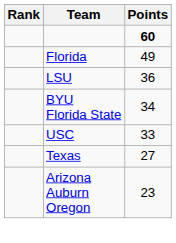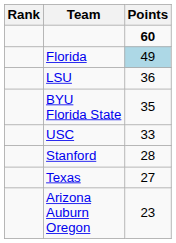(148, 57) no background -> (148, 57) lightblue background
(148, 106) 34 -> (148, 106) 35
+ row: (71, 156)
